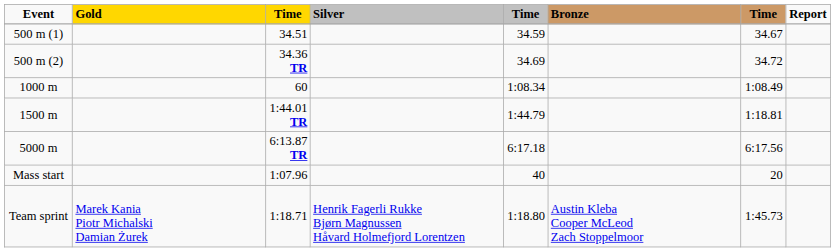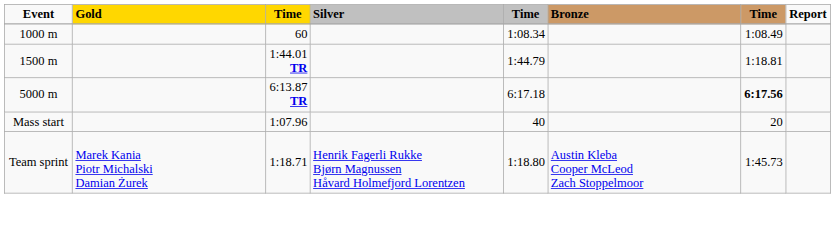- row: (38, 34)
- row: (38, 61)
(764, 148) normal -> (764, 94) bold
